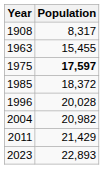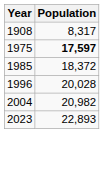- row: (20, 48)
- row: (20, 137)
